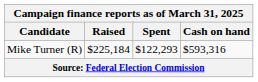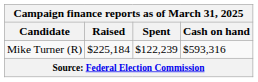(156, 49) $122,293 -> (156, 49) $122,239
